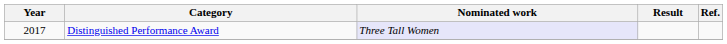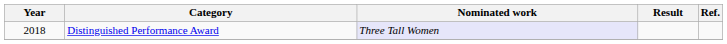(34, 30) 2017 -> (34, 30) 2018
